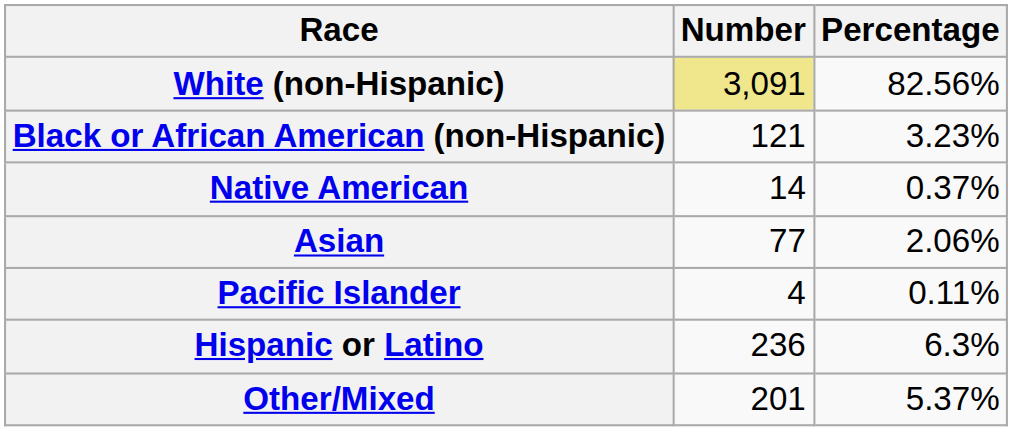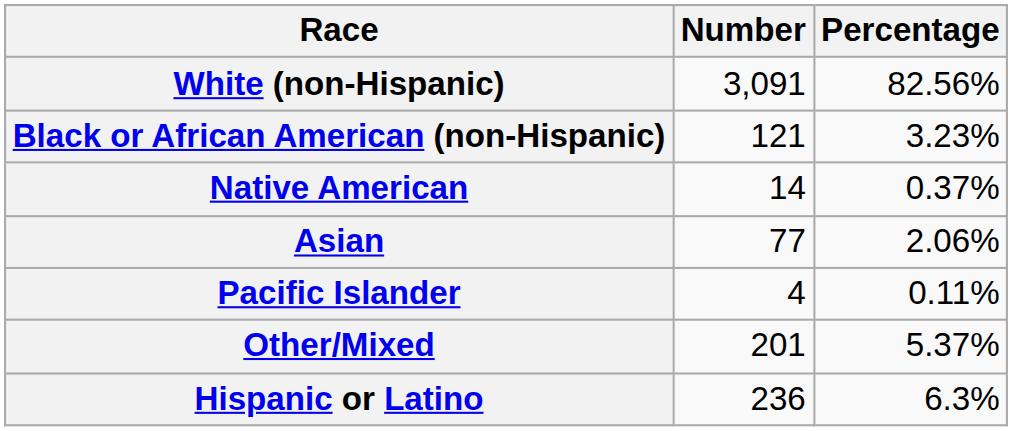(764, 83) khaki background -> (764, 83) no background
rows swapped: (339, 398) <-> (339, 345)
